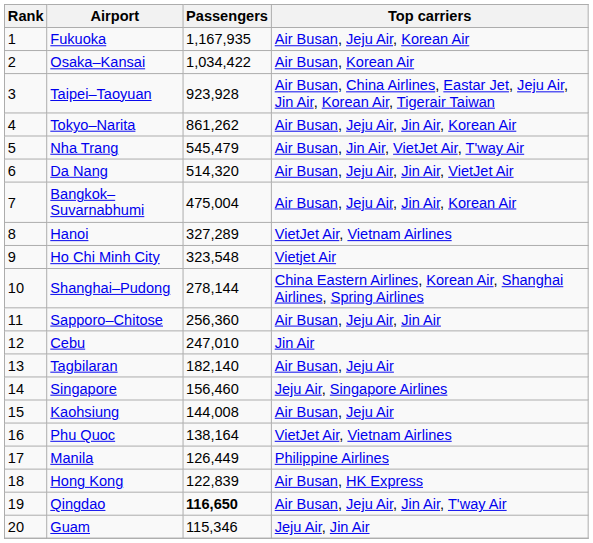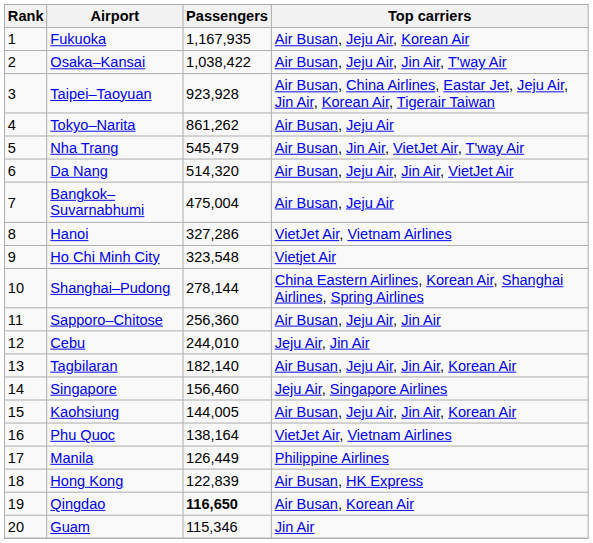(219, 62) 1,034,422 -> (219, 62) 1,038,422
(344, 62) Air Busan, Korean Air -> (391, 62) Air Busan, Jeju Air, Jin Air, T'way Air
(396, 125) Air Busan, Jeju Air, Jin Air, Korean Air -> (334, 125) Air Busan, Jeju Air
(396, 202) Air Busan, Jeju Air, Jin Air, Korean Air -> (334, 202) Air Busan, Jeju Air
(212, 234) 327,289 -> (212, 234) 327,286
(212, 342) 247,010 -> (212, 342) 244,010
(295, 342) Jin Air -> (322, 342) Jeju Air, Jin Air
(334, 365) Air Busan, Jeju Air -> (396, 365) Air Busan, Jeju Air, Jin Air, Korean Air
(212, 412) 144,008 -> (212, 412) 144,005
(334, 412) Air Busan, Jeju Air -> (396, 412) Air Busan, Jeju Air, Jin Air, Korean Air
(391, 504) Air Busan, Jeju Air, Jin Air, T'way Air -> (344, 504) Air Busan, Korean Air
(322, 527) Jeju Air, Jin Air -> (295, 527) Jin Air
